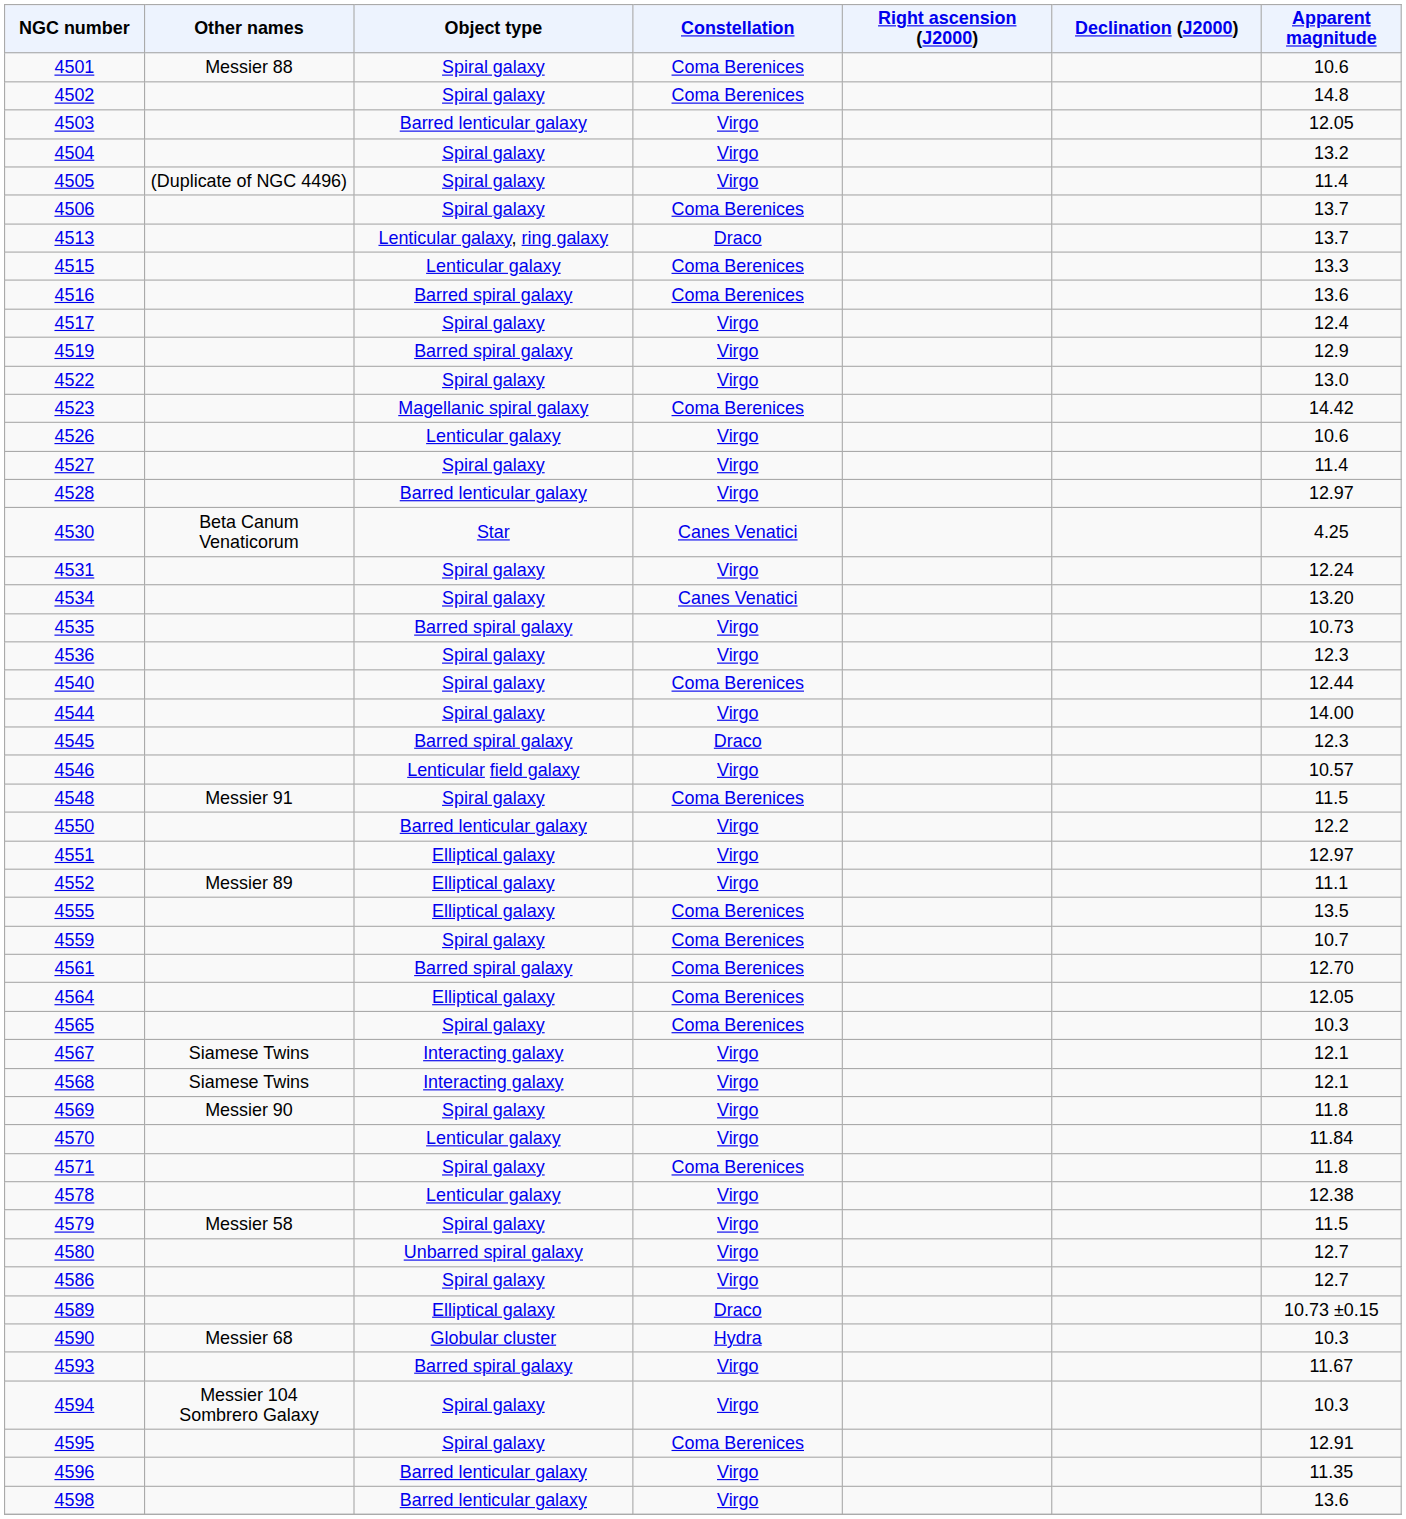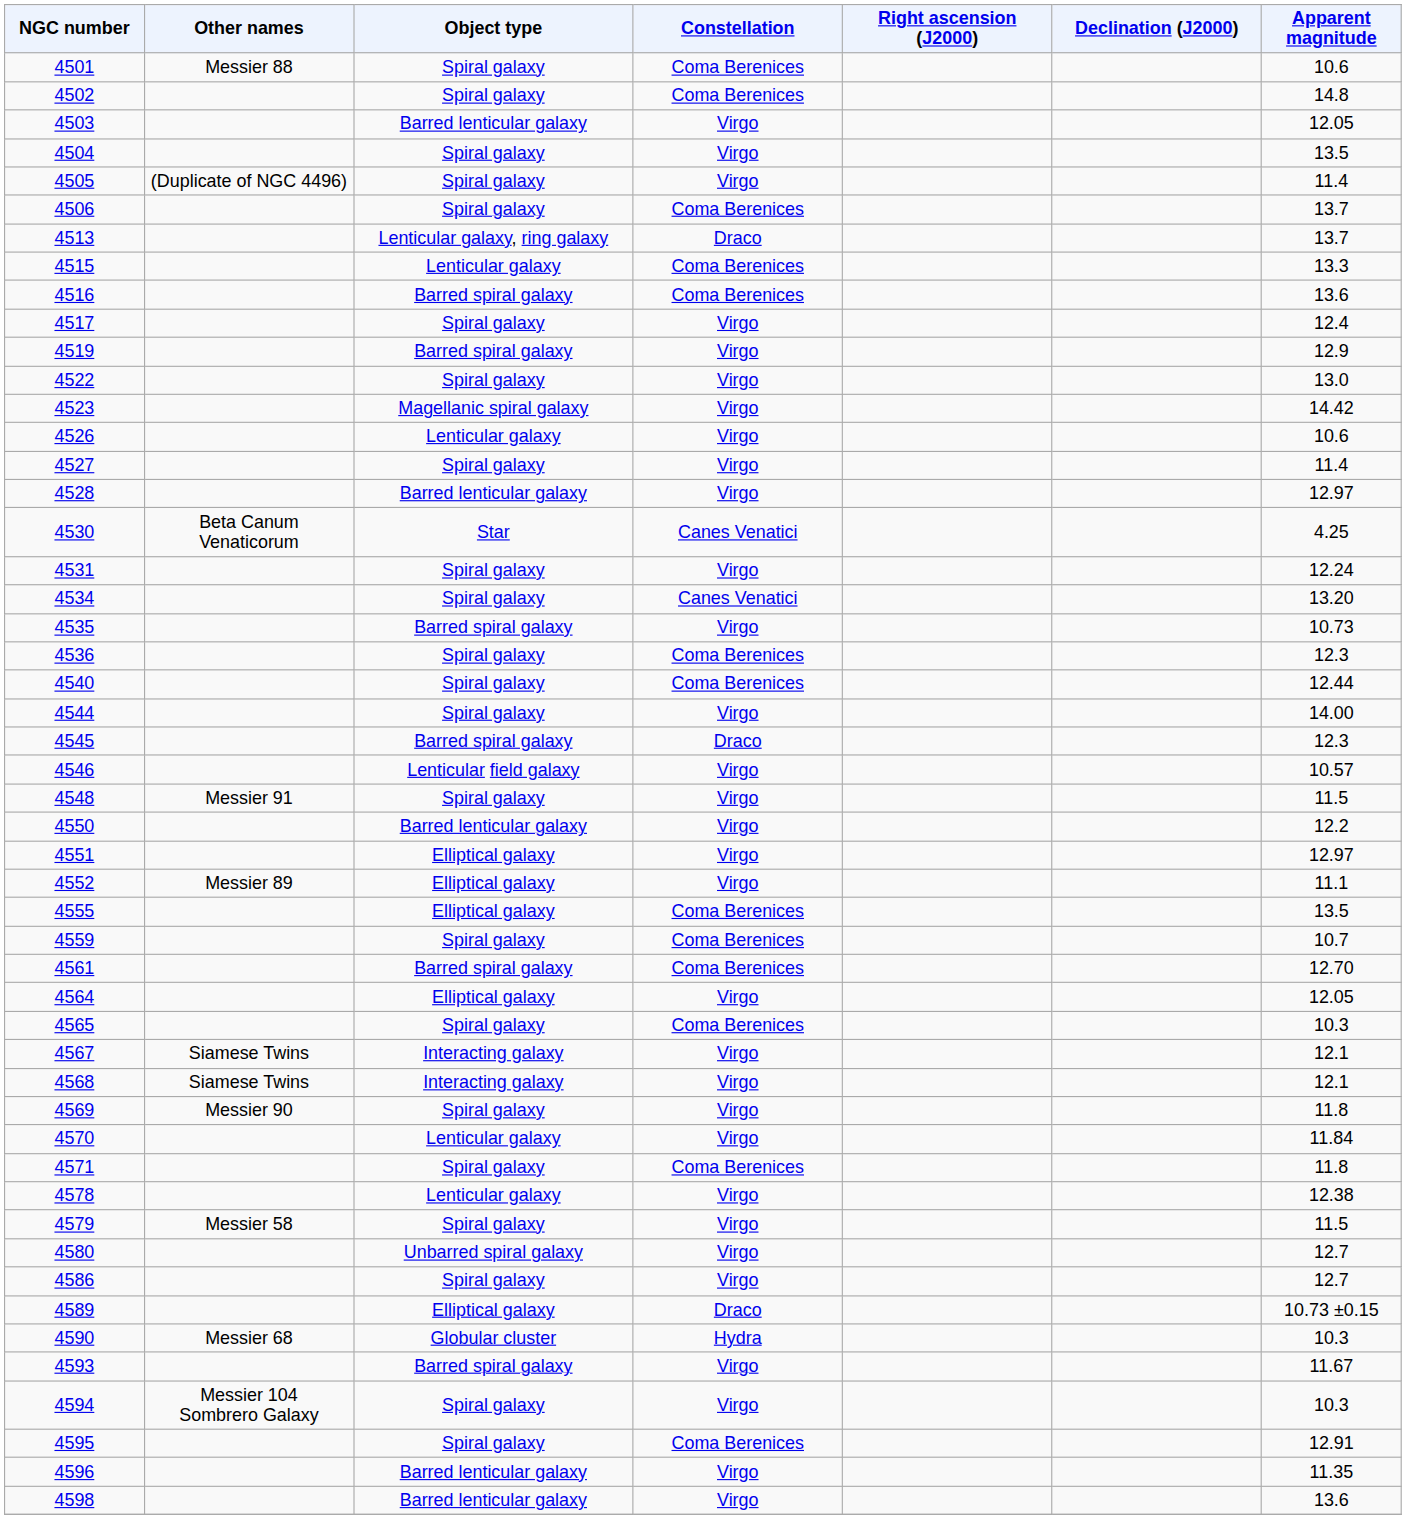(1331, 152) 13.2 -> (1331, 152) 13.5
(738, 408) Coma Berenices -> (738, 408) Virgo
(738, 655) Virgo -> (738, 655) Coma Berenices
(738, 797) Coma Berenices -> (738, 797) Virgo
(738, 996) Coma Berenices -> (738, 996) Virgo
